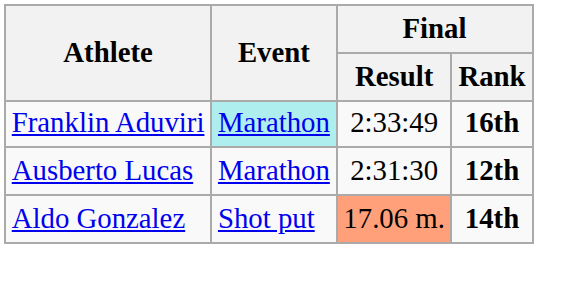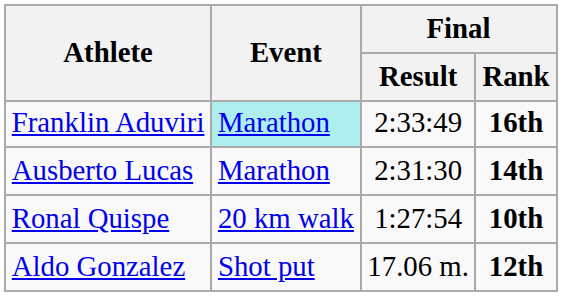(492, 171) 12th -> (516, 171) 14th
+ row: (90, 218)
(394, 218) lightsalmon background -> (418, 266) no background
(492, 218) 14th -> (516, 266) 12th
